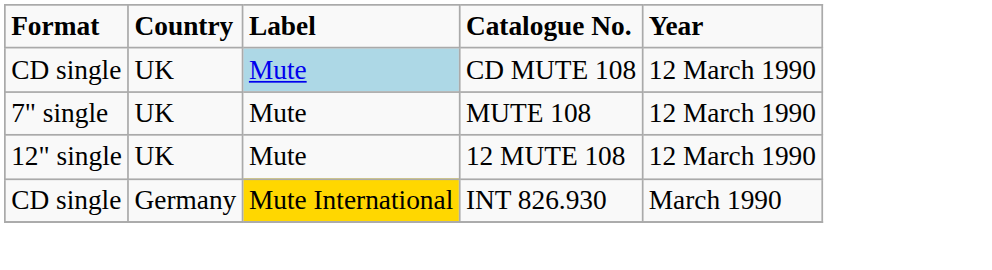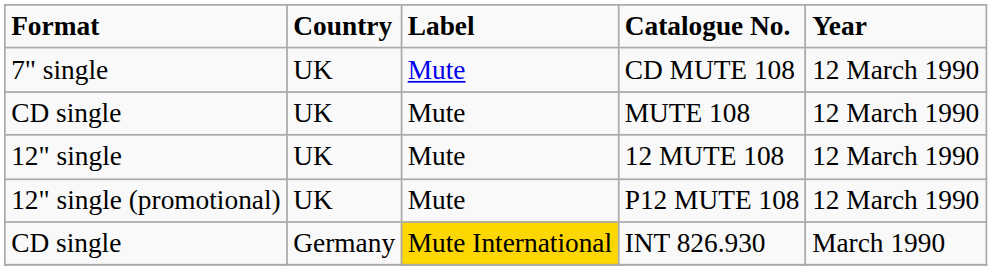(66, 69) CD single -> (60, 69) 7" single
(278, 69) lightblue background -> (437, 69) no background
(60, 112) 7" single -> (66, 112) CD single
+ row: (712, 199)
